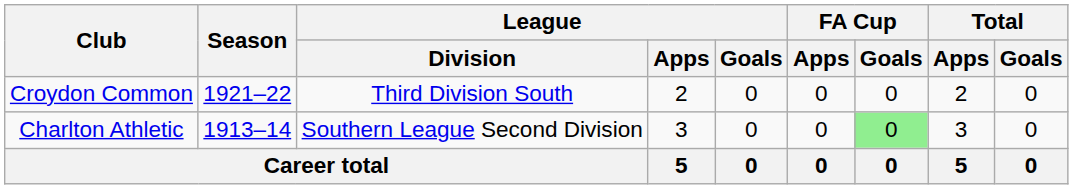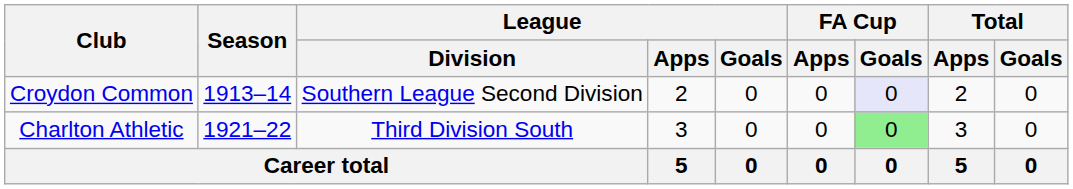(247, 93) 1921–22 -> (247, 93) 1913–14
(472, 93) Third Division South -> (472, 93) Southern League Second Division
(891, 93) no background -> (891, 93) lavender background
(247, 129) 1913–14 -> (247, 129) 1921–22
(472, 129) Southern League Second Division -> (472, 129) Third Division South
